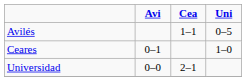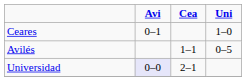rows swapped: (21, 31) <-> (22, 50)
(153, 68) no background -> (153, 68) lavender background
